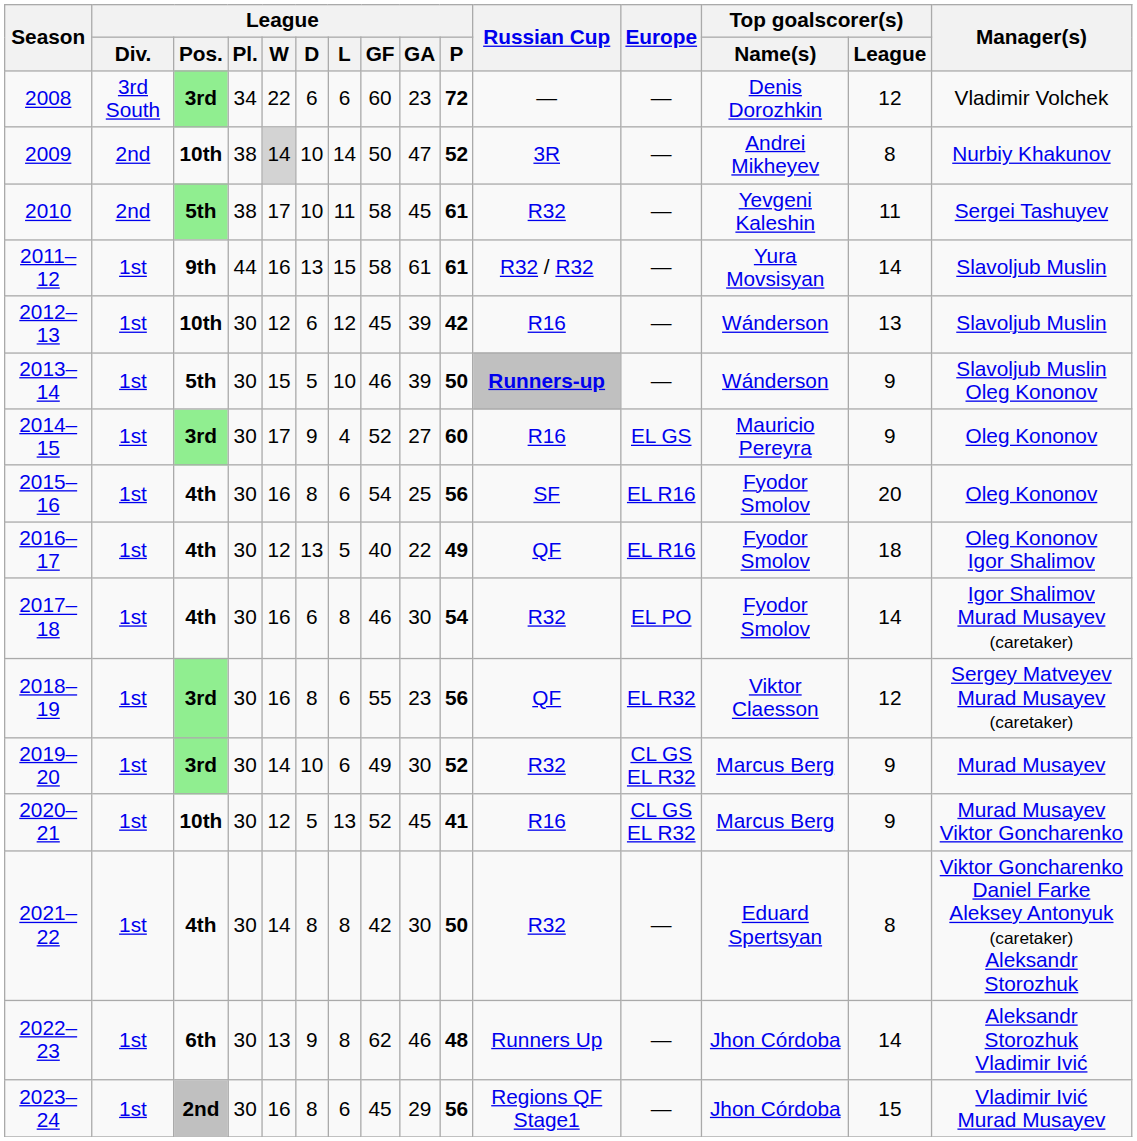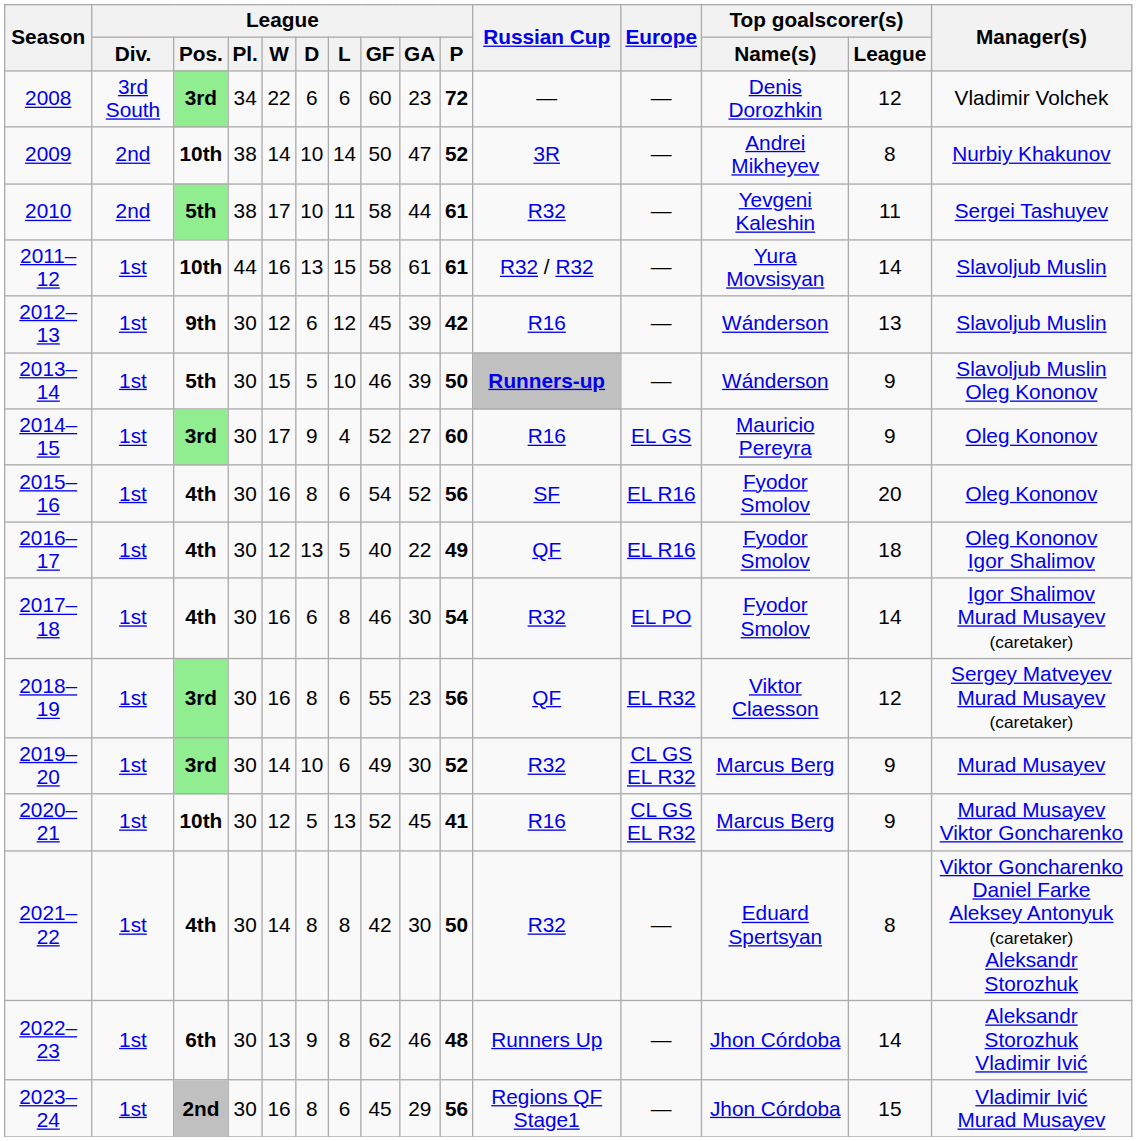(279, 155) lightgrey background -> (279, 155) no background
(420, 211) 45 -> (420, 211) 44
(201, 267) 9th -> (201, 267) 10th
(201, 324) 10th -> (201, 324) 9th
(420, 493) 25 -> (420, 493) 52
